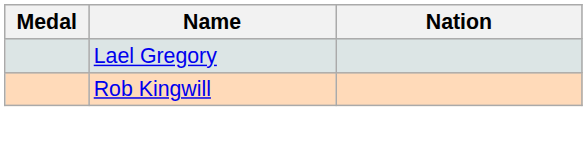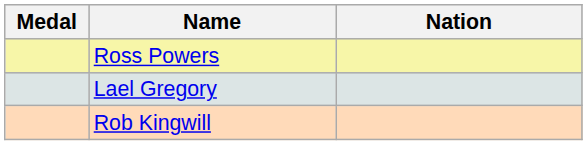+ row: (156, 56)
